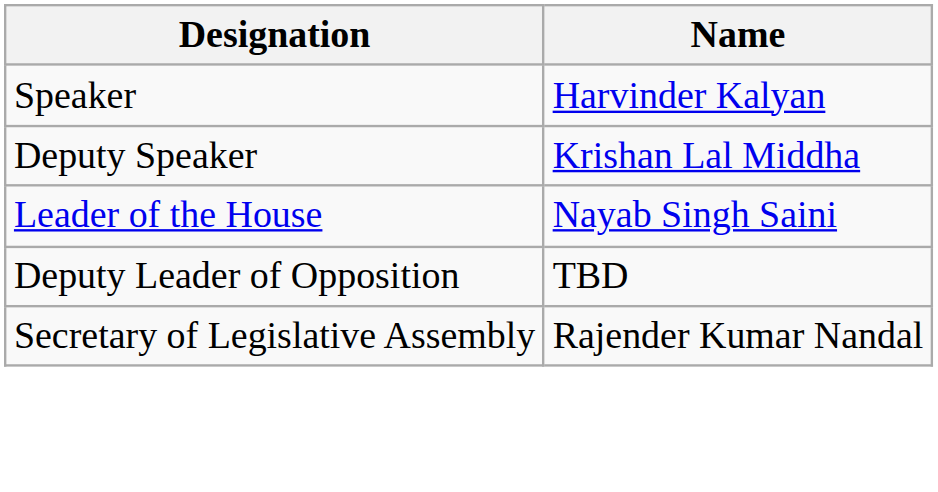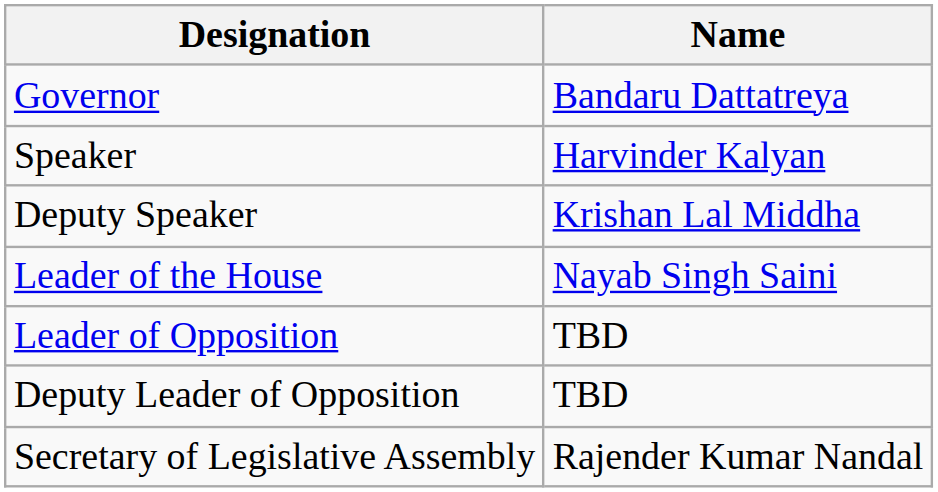+ row: (87, 94)
+ row: (176, 335)
